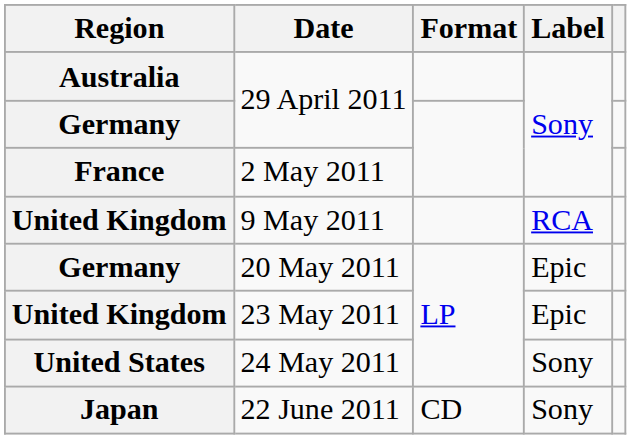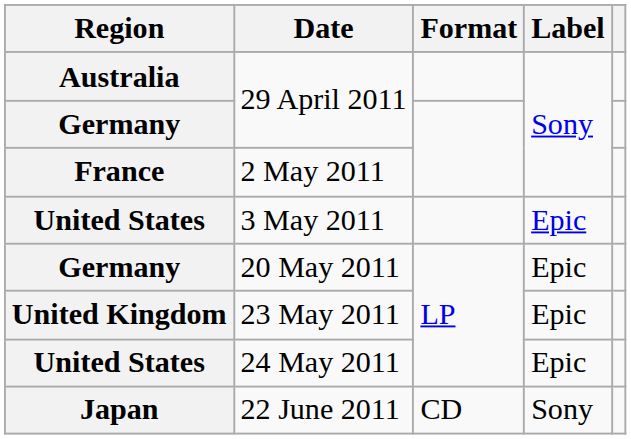+ row: (119, 219)
- row: (119, 219)
(562, 362) Sony -> (559, 362) Epic
